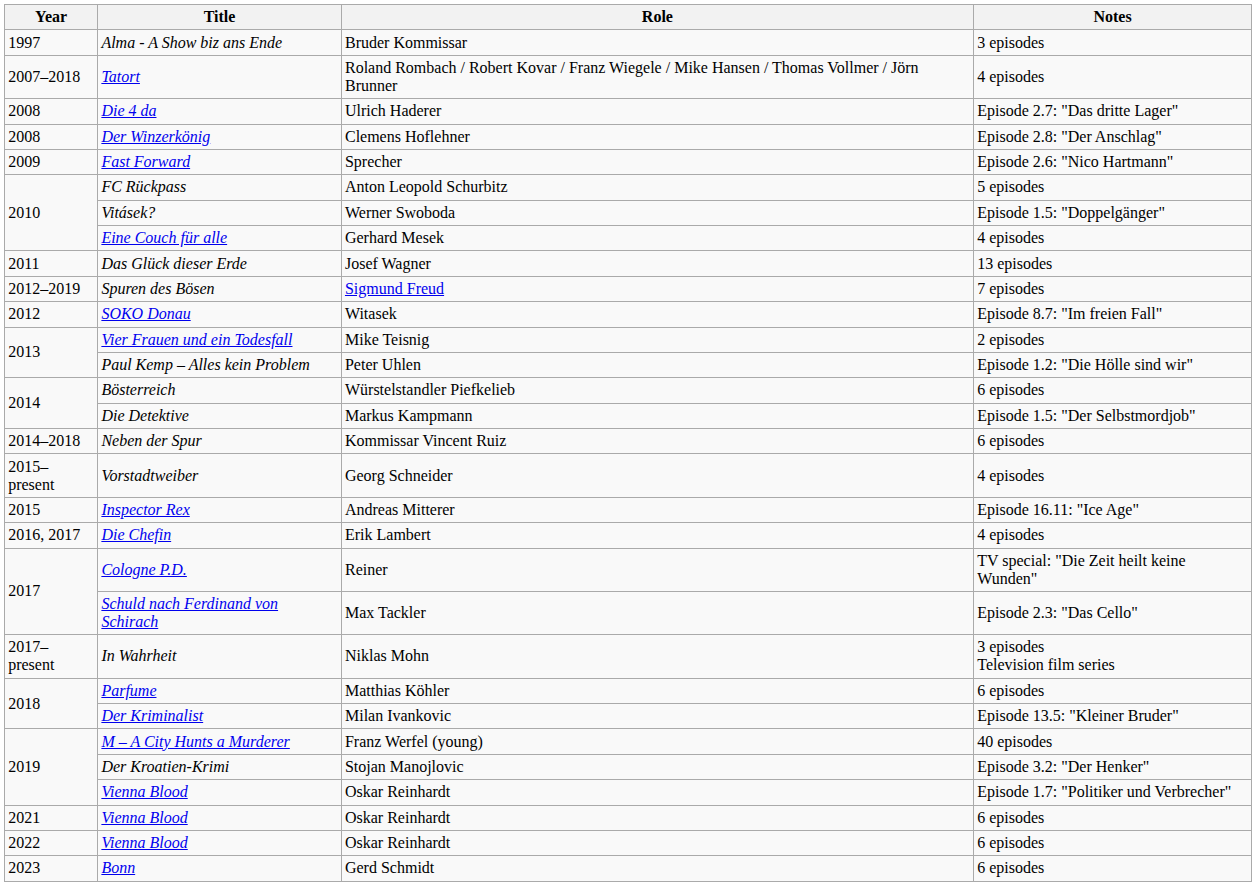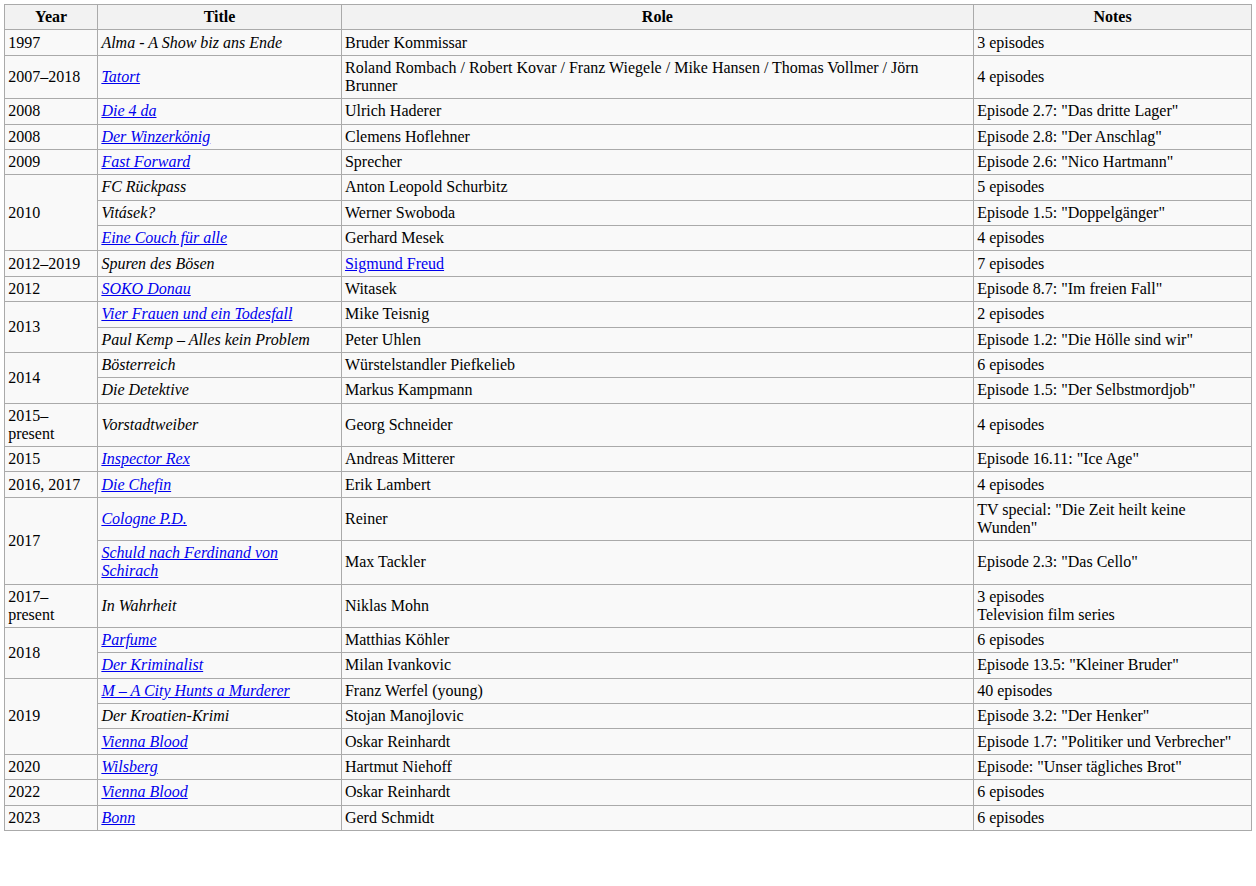- row: (24, 263)
- row: (44, 441)
+ row: (24, 766)
- row: (24, 817)
